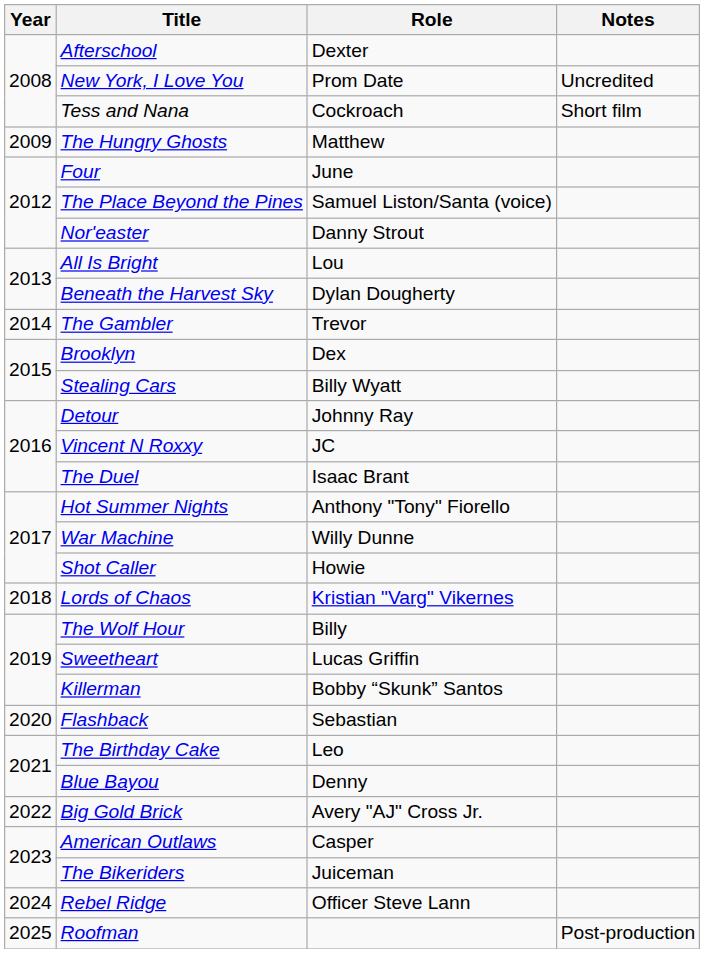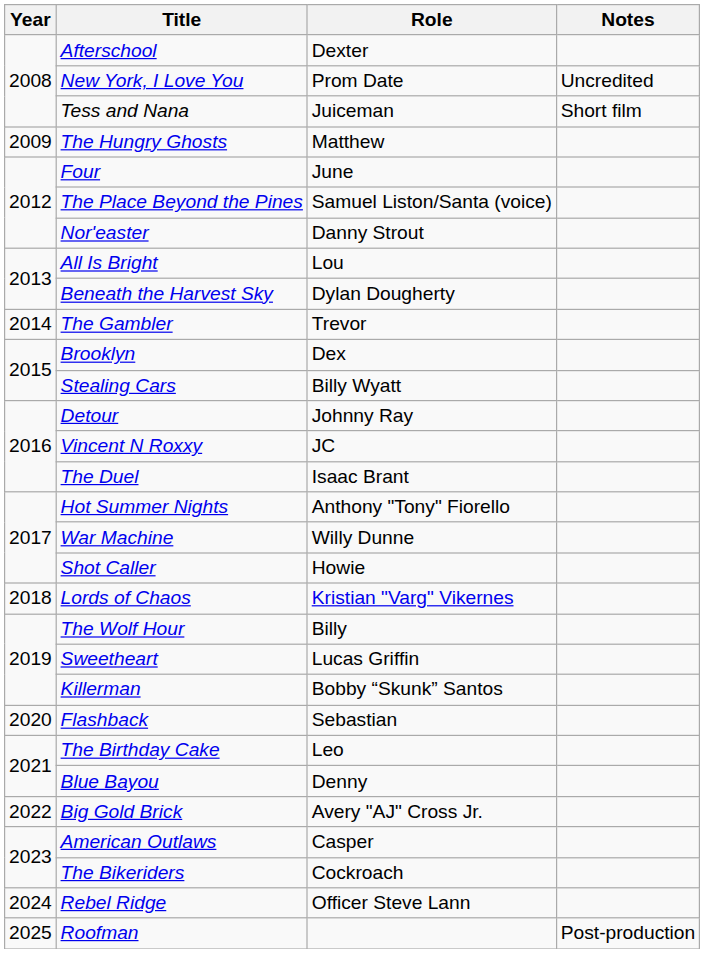(358, 111) Cockroach -> (353, 111) Juiceman
(353, 872) Juiceman -> (358, 872) Cockroach
